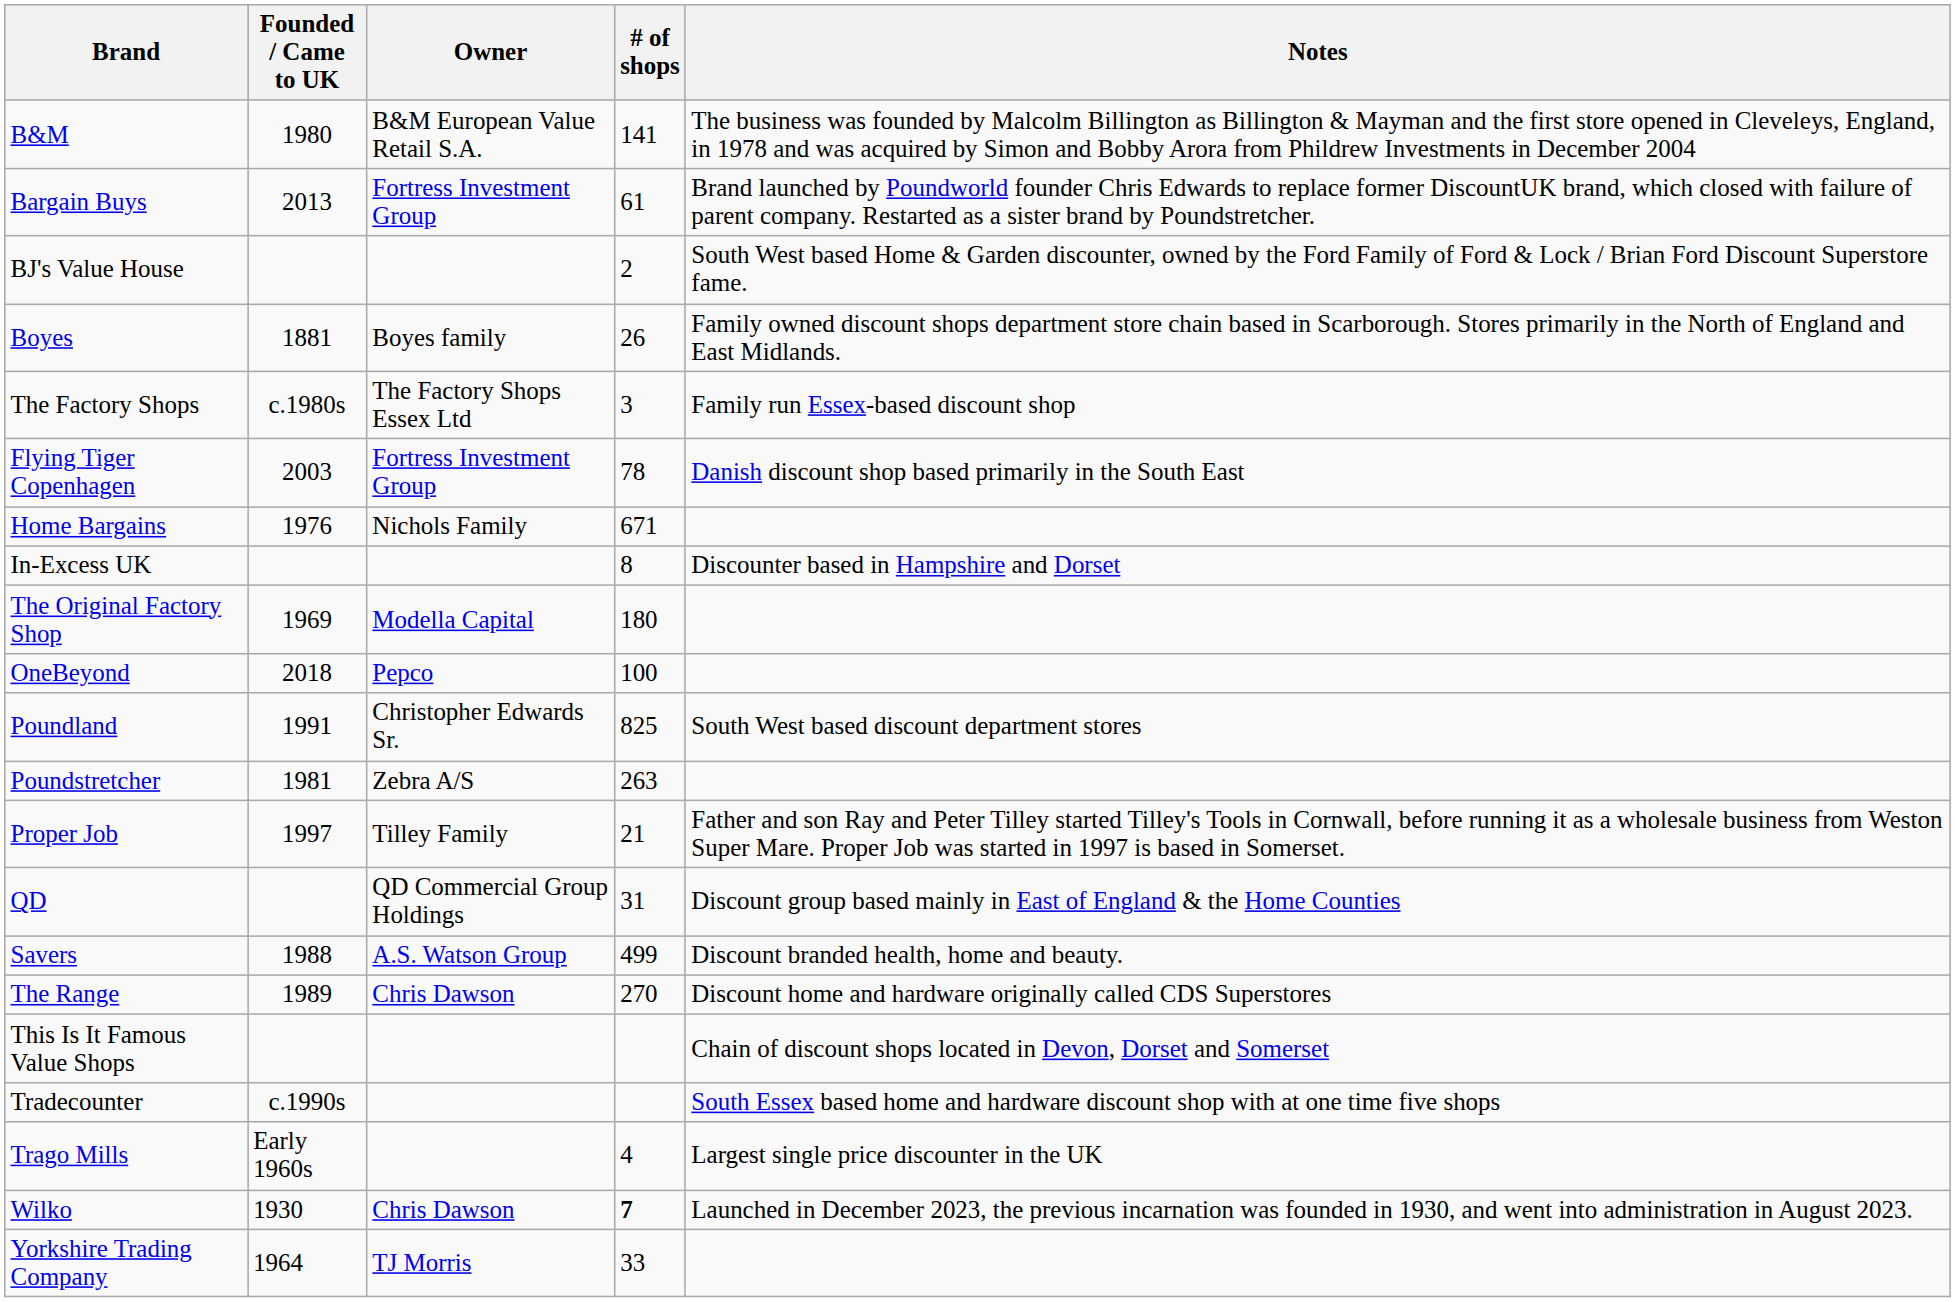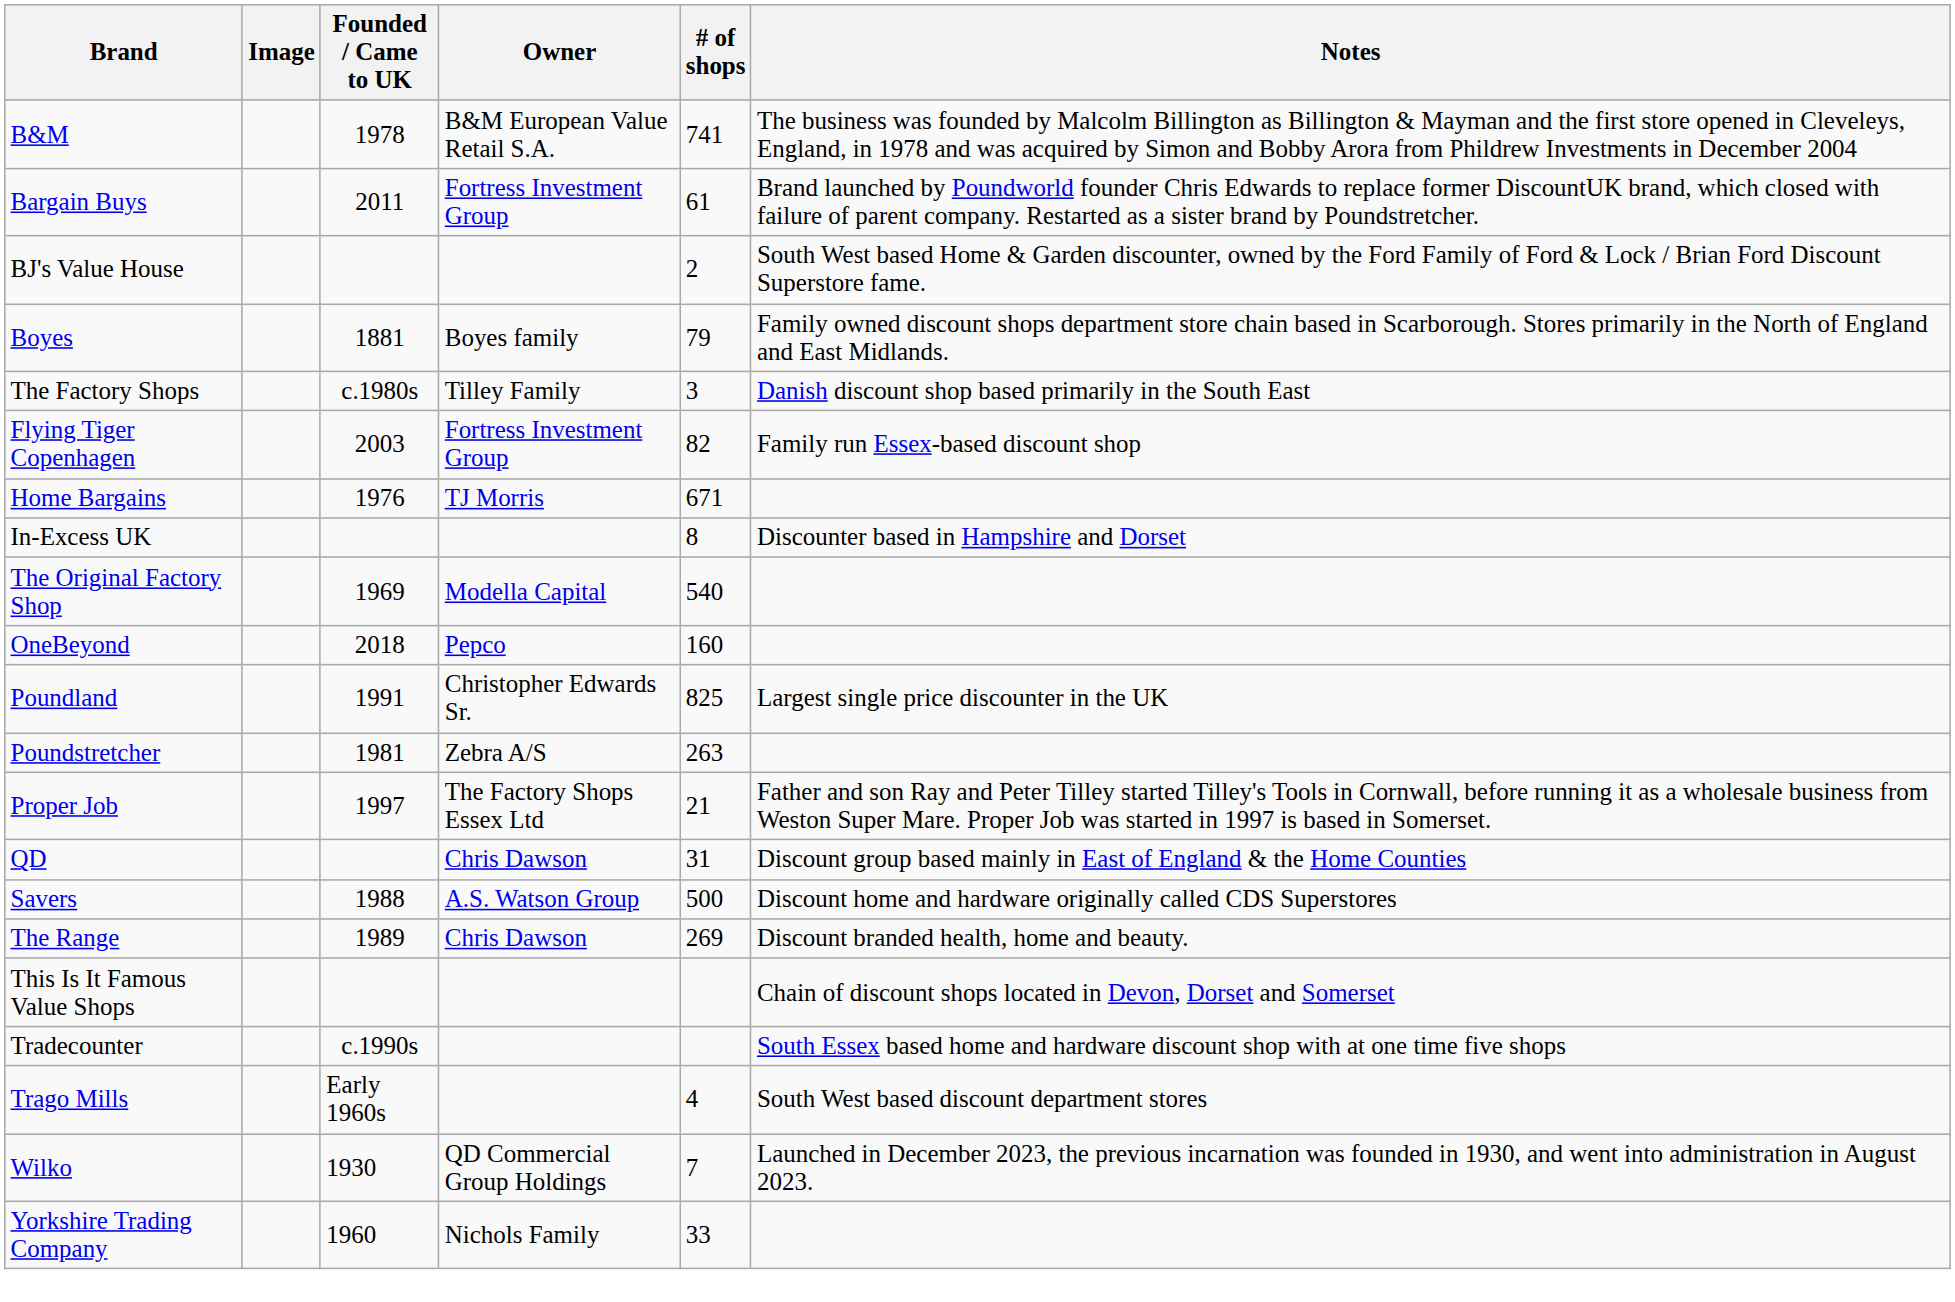+ column: (282, 52)
(307, 134) 1980 -> (380, 134) 1978
(639, 134) 141 -> (705, 134) 741
(307, 201) 2013 -> (380, 201) 2011
(633, 337) 26 -> (698, 337) 79
(467, 404) The Factory Shops Essex Ltd -> (513, 390) Tilley Family
(883, 404) Family run Essex-based discount shop -> (1034, 390) Danish discount shop based primarily in the South East
(633, 472) 78 -> (698, 444) 82
(968, 472) Danish discount shop based primarily in the South East -> (949, 444) Family run Essex-based discount shop
(450, 526) Nichols Family -> (494, 497) TJ Morris
(639, 619) 180 -> (705, 591) 540
(639, 672) 100 -> (705, 644) 160
(916, 726) South West based discount department stores -> (963, 698) Largest single price discounter in the UK
(440, 833) Tilley Family -> (539, 805) The Factory Shops Essex Ltd
(490, 901) QD Commercial Group Holdings -> (516, 859) Chris Dawson
(639, 955) 499 -> (705, 898) 500
(907, 955) Discount branded health, home and beauty. -> (1077, 898) Discount home and hardware originally called CDS Superstores
(639, 994) 270 -> (705, 938) 269
(1011, 994) Discount home and hardware originally called CDS Superstores -> (973, 938) Discount branded health, home and beauty.
(897, 1155) Largest single price discounter in the UK -> (982, 1099) South West based discount department stores
(443, 1209) Chris Dawson -> (528, 1166) QD Commercial Group Holdings
(626, 1209) bold -> (692, 1166) normal
(278, 1262) 1964 -> (351, 1234) 1960
(422, 1262) TJ Morris -> (522, 1234) Nichols Family
